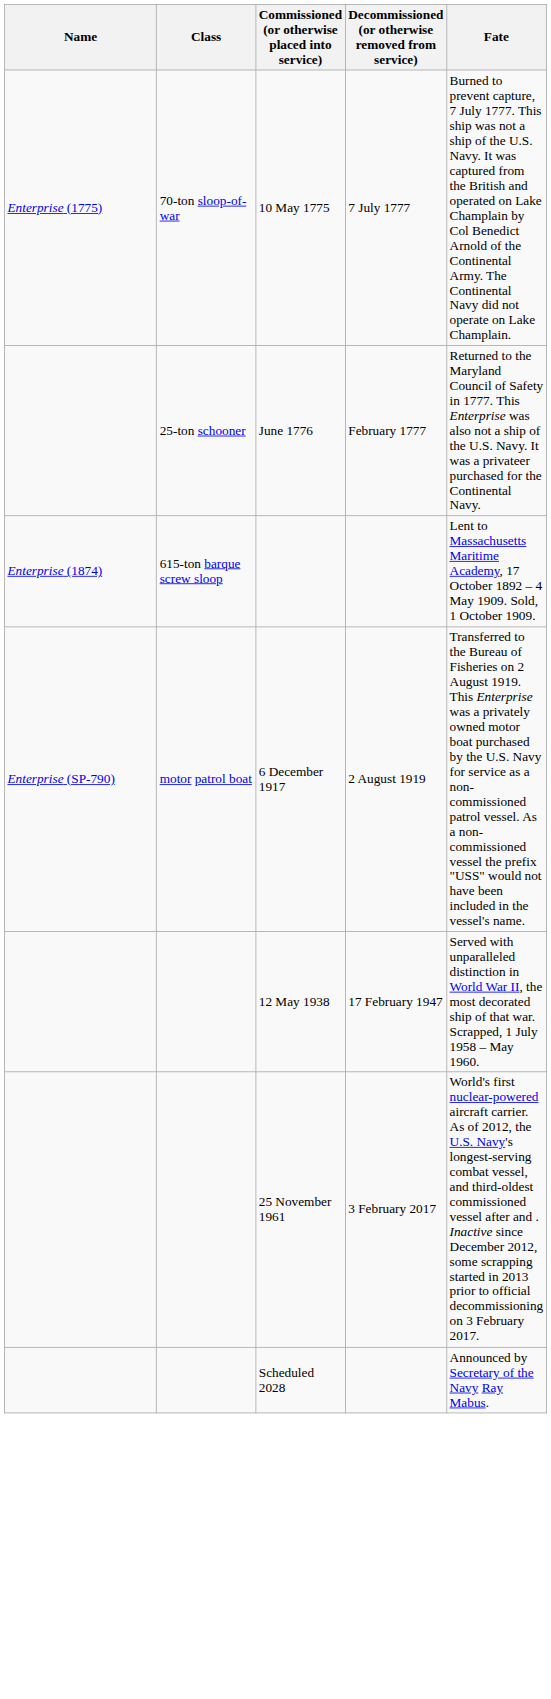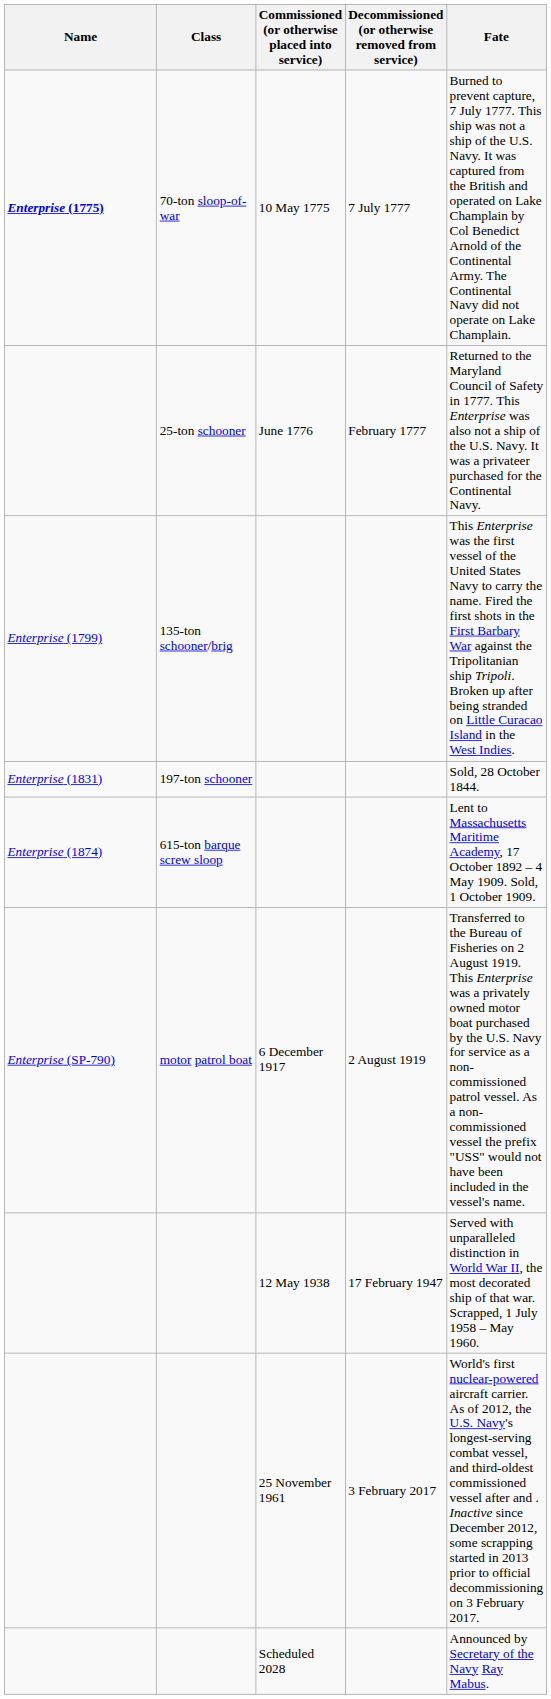(55, 207) normal -> (56, 207) bold
+ row: (196, 638)
+ row: (206, 779)
